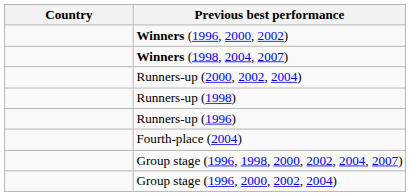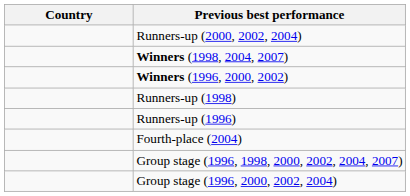rows swapped: (212, 35) <-> (219, 77)
